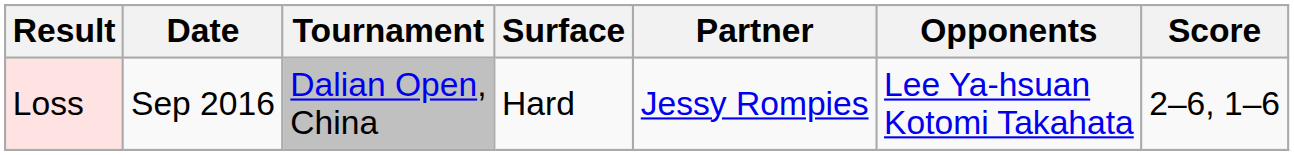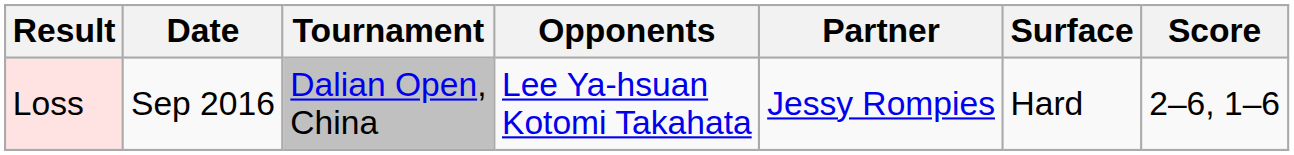columns swapped: (564, 31) <-> (1009, 31)
